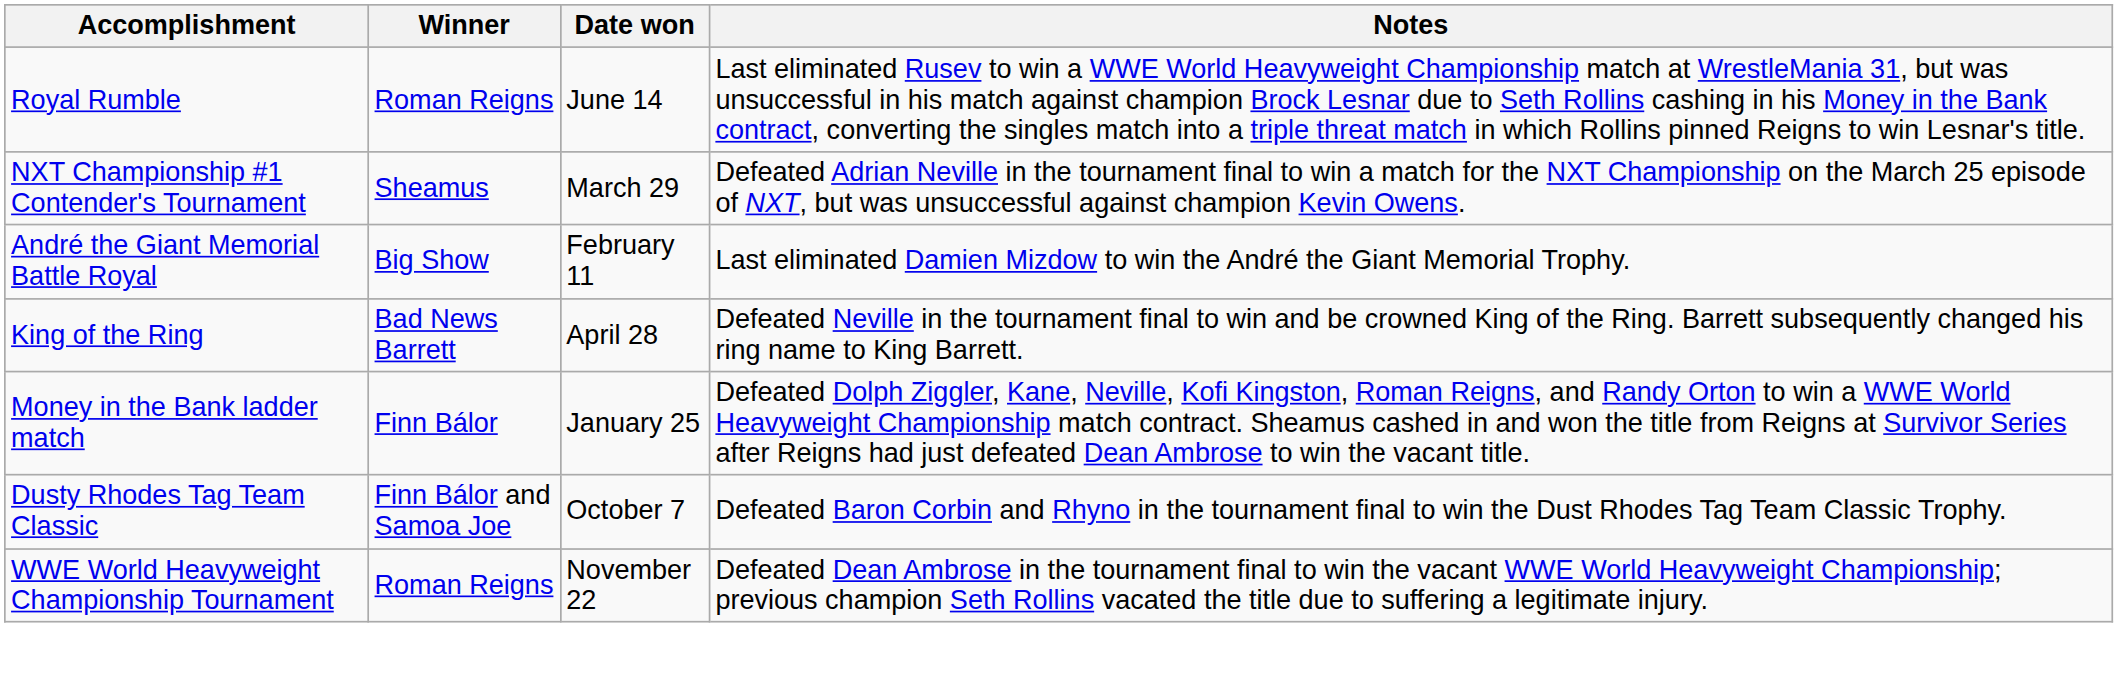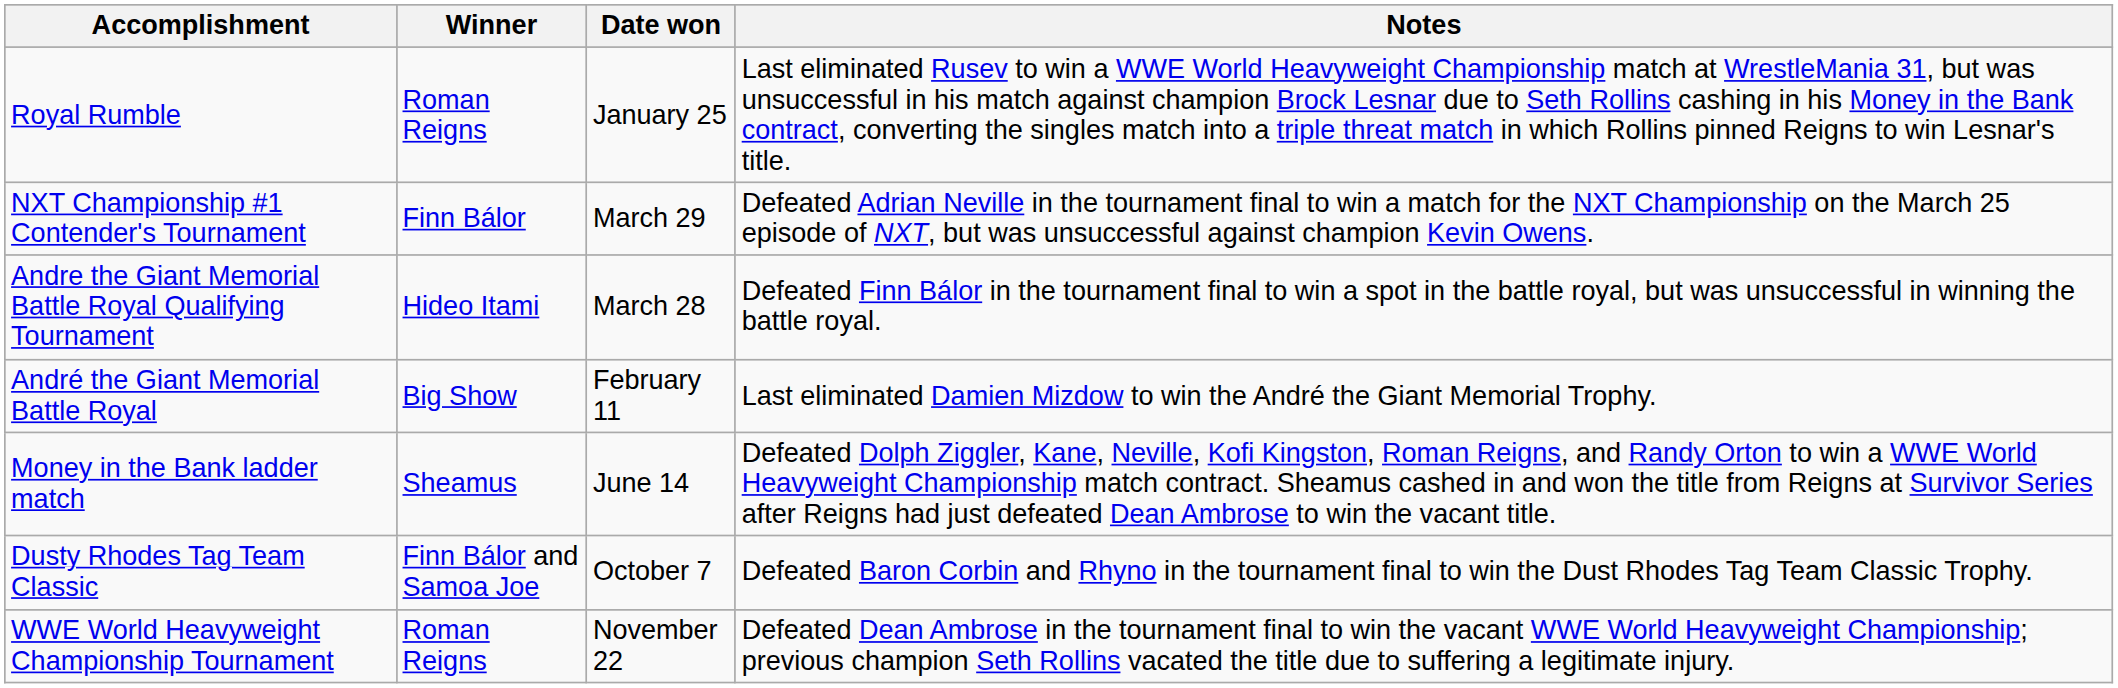(614, 99) June 14 -> (660, 114) January 25
(432, 187) Sheamus -> (464, 218) Finn Bálor
+ row: (165, 306)
- row: (107, 334)
(436, 422) Finn Bálor -> (460, 483) Sheamus
(633, 422) January 25 -> (641, 483) June 14
